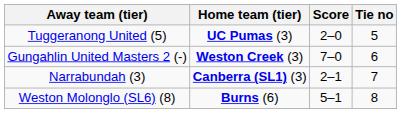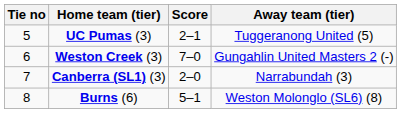columns swapped: (374, 14) <-> (97, 14)
(331, 35) 2–0 -> (190, 35) 2–1
(331, 77) 2–1 -> (190, 77) 2–0
